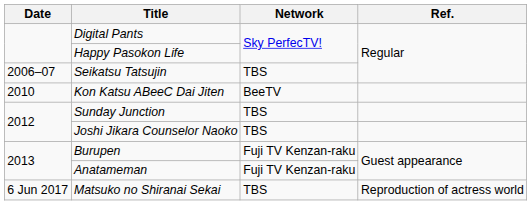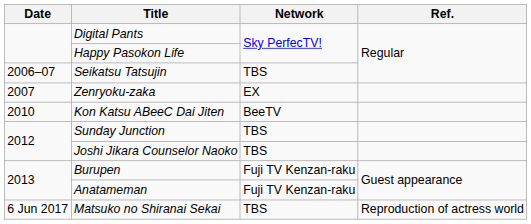+ row: (115, 92)
